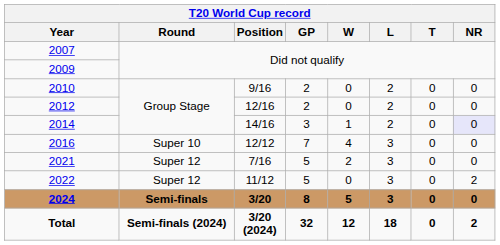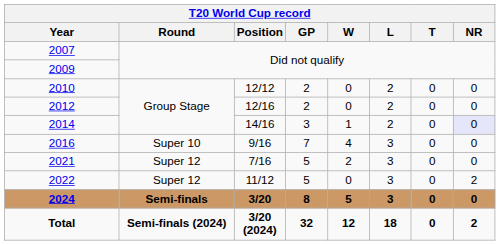(260, 87) 9/16 -> (260, 87) 12/12
(260, 143) 12/12 -> (260, 143) 9/16
